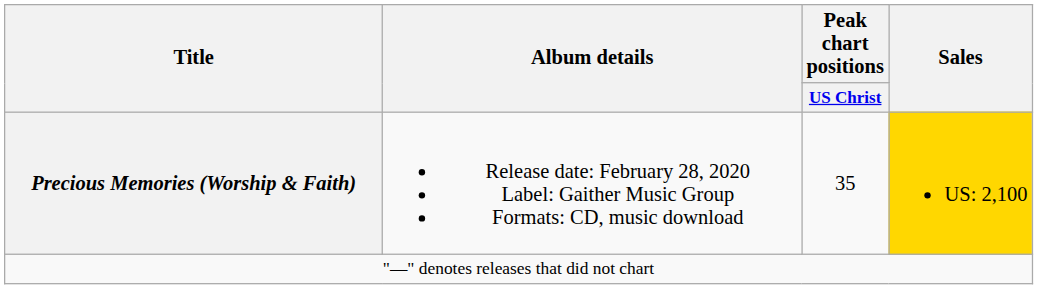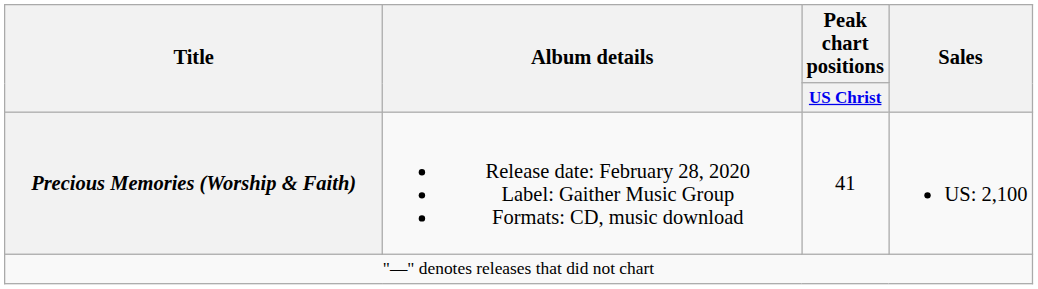(845, 182) 35 -> (845, 182) 41
(960, 195) gold background -> (960, 195) no background
